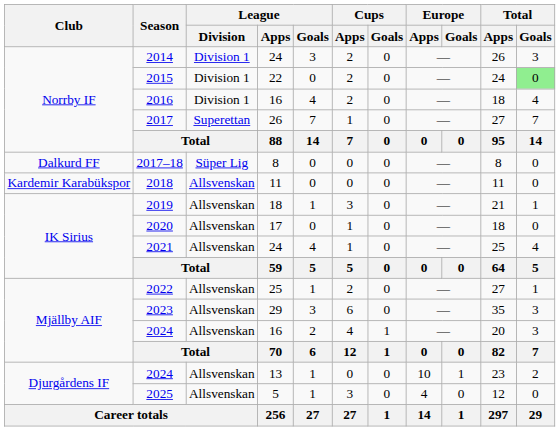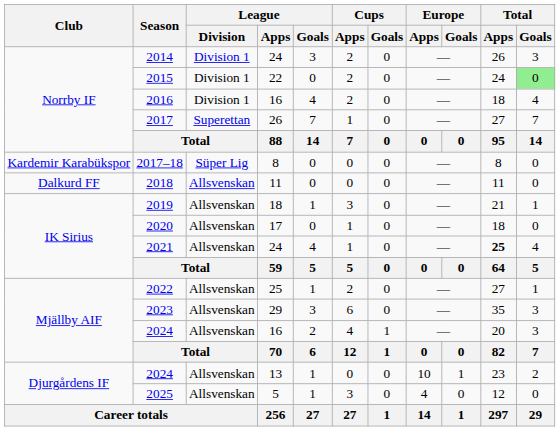(69, 162) Dalkurd FF -> (69, 162) Kardemir Karabükspor
(69, 183) Kardemir Karabükspor -> (69, 183) Dalkurd FF
(498, 246) normal -> (498, 246) bold
